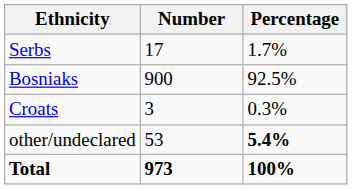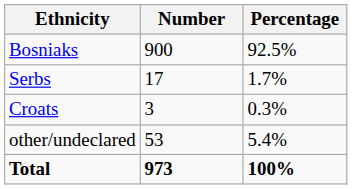rows swapped: (44, 79) <-> (30, 49)
(269, 139) bold -> (267, 139) normal
